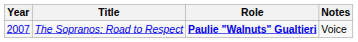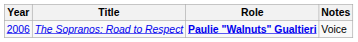(18, 29) 2007 -> (18, 29) 2006
